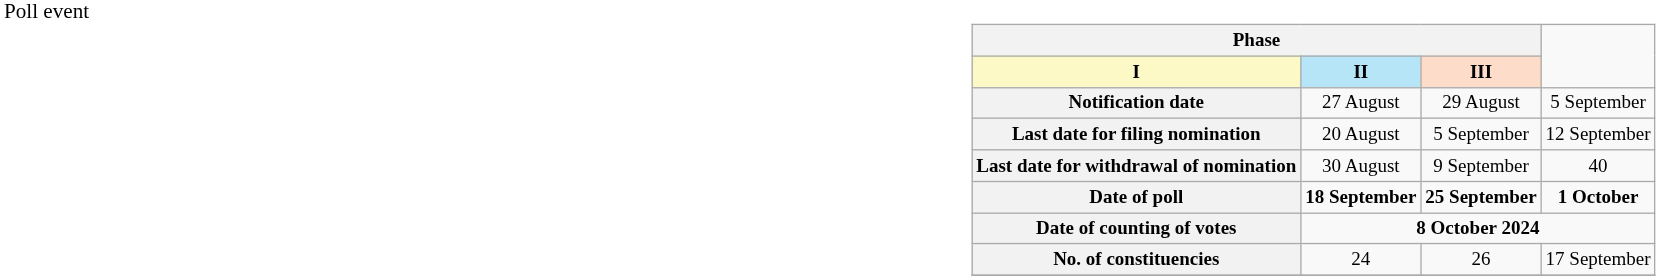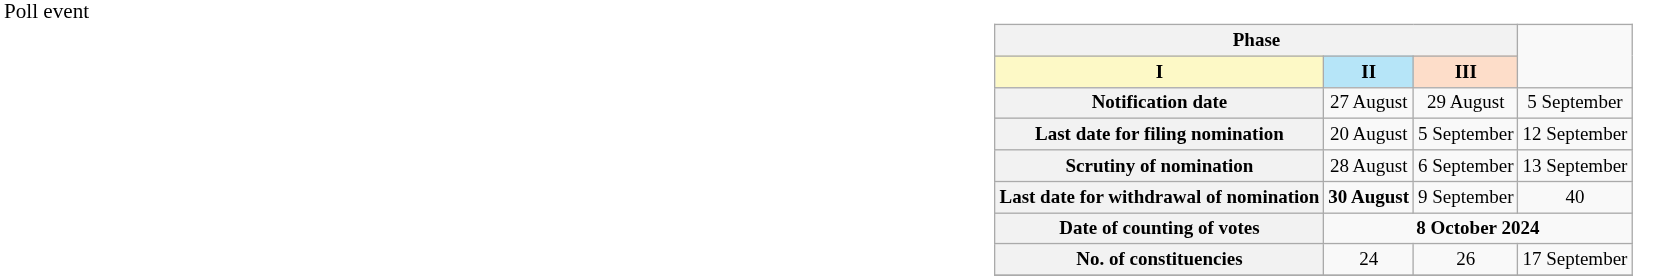+ row: (1159, 165)
(1361, 165) normal -> (1369, 196) bold
- row: (1136, 196)
